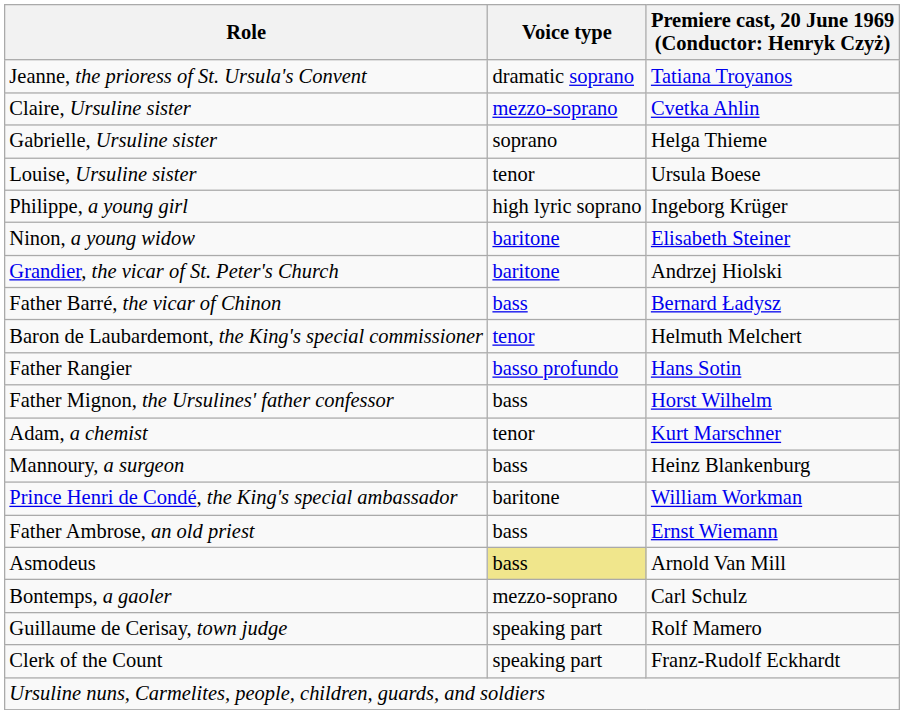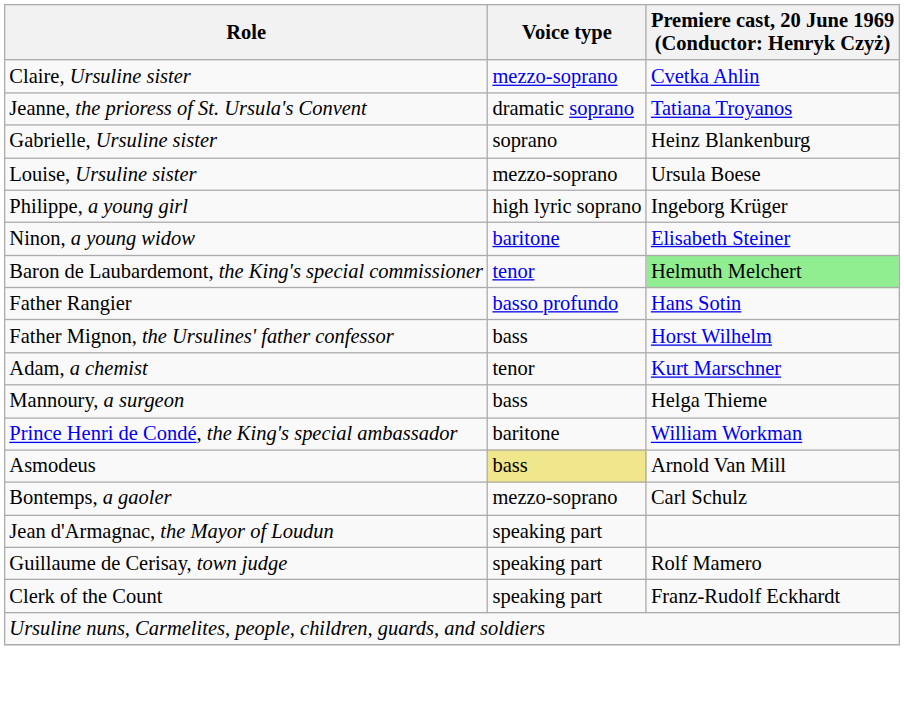rows swapped: (188, 76) <-> (100, 108)
(709, 141) Helga Thieme -> (731, 141) Heinz Blankenburg
(513, 173) tenor -> (555, 173) mezzo-soprano
- row: (174, 271)
- row: (145, 303)
(726, 336) no background -> (726, 271) lightgreen background
(731, 466) Heinz Blankenburg -> (709, 401) Helga Thieme
- row: (132, 530)
+ row: (172, 530)
